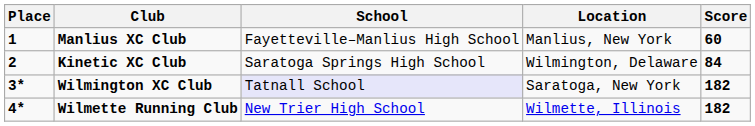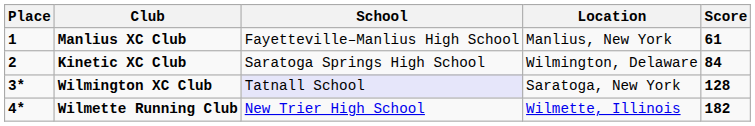(713, 40) 60 -> (713, 40) 61
(717, 86) 182 -> (717, 86) 128
